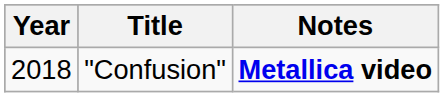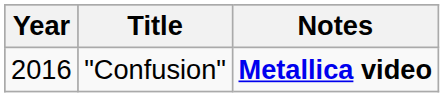(41, 69) 2018 -> (41, 69) 2016
